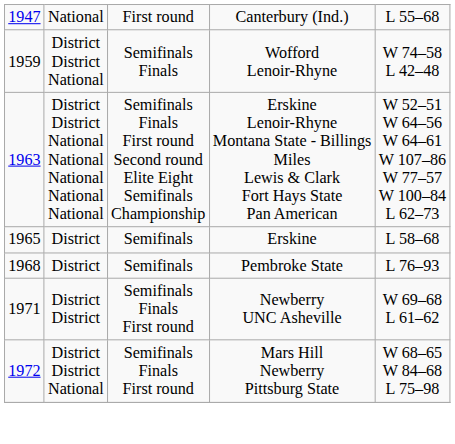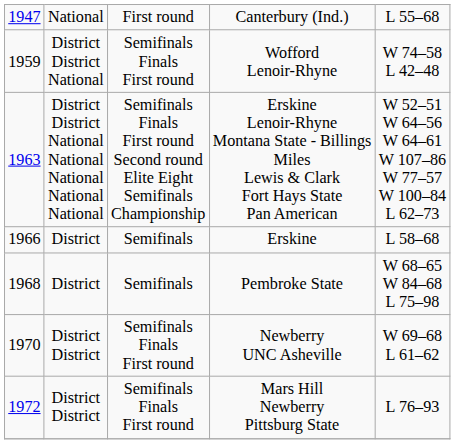(158, 61) Semifinals Finals -> (158, 61) Semifinals Finals First round
(24, 239) 1965 -> (24, 239) 1966
(412, 265) L 76–93 -> (412, 283) W 68–65 W 84–68 L 75–98
(24, 309) 1971 -> (24, 345) 1970
(76, 371) District District National -> (76, 407) District District
(412, 371) W 68–65 W 84–68 L 75–98 -> (412, 407) L 76–93
